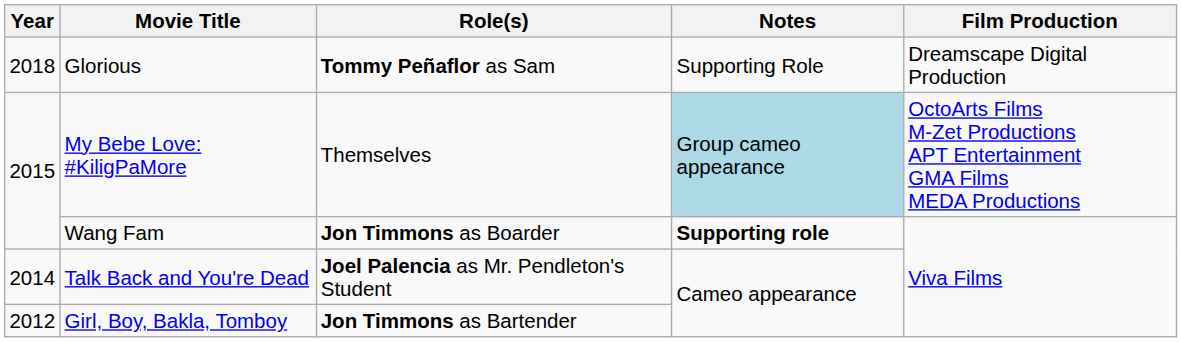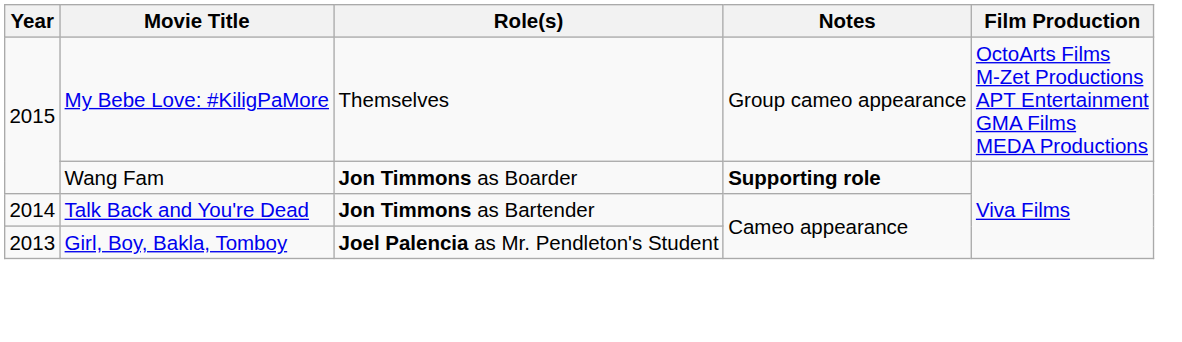- row: (103, 65)
(739, 155) lightblue background -> (847, 99) no background
(473, 277) Joel Palencia as Mr. Pendleton's Student -> (467, 210) Jon Timmons as Bartender
(32, 321) 2012 -> (32, 243) 2013
(449, 321) Jon Timmons as Bartender -> (529, 243) Joel Palencia as Mr. Pendleton's Student
